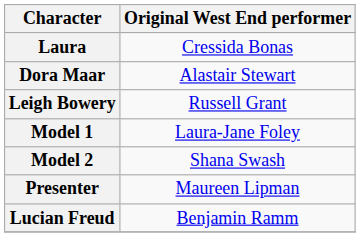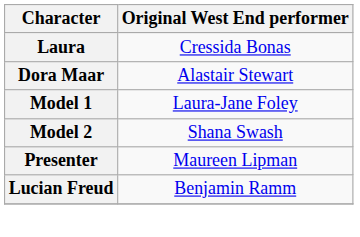- row: (62, 103)
